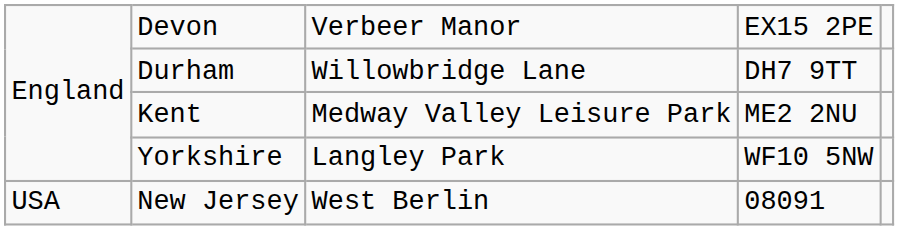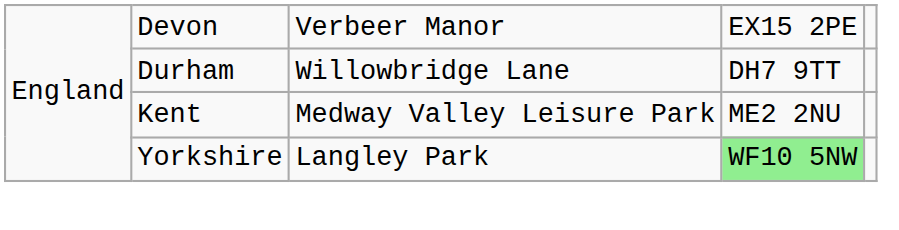(809, 159) no background -> (793, 159) lightgreen background
- row: (218, 202)
